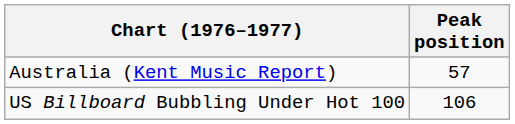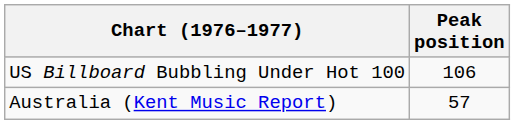rows swapped: (173, 73) <-> (207, 103)
